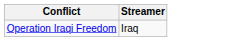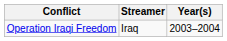+ column: (195, 12)
